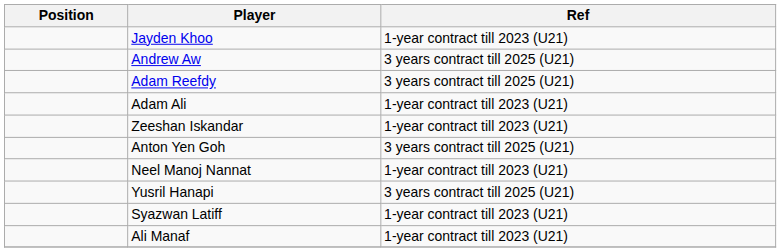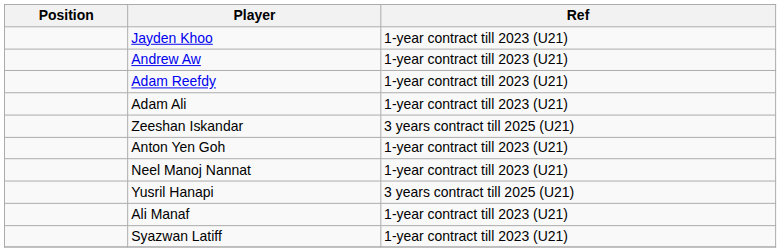(479, 60) 3 years contract till 2025 (U21) -> (476, 60) 1-year contract till 2023 (U21)
(479, 82) 3 years contract till 2025 (U21) -> (476, 82) 1-year contract till 2023 (U21)
(476, 126) 1-year contract till 2023 (U21) -> (479, 126) 3 years contract till 2025 (U21)
(479, 148) 3 years contract till 2025 (U21) -> (476, 148) 1-year contract till 2023 (U21)
rows swapped: (160, 237) <-> (177, 215)
